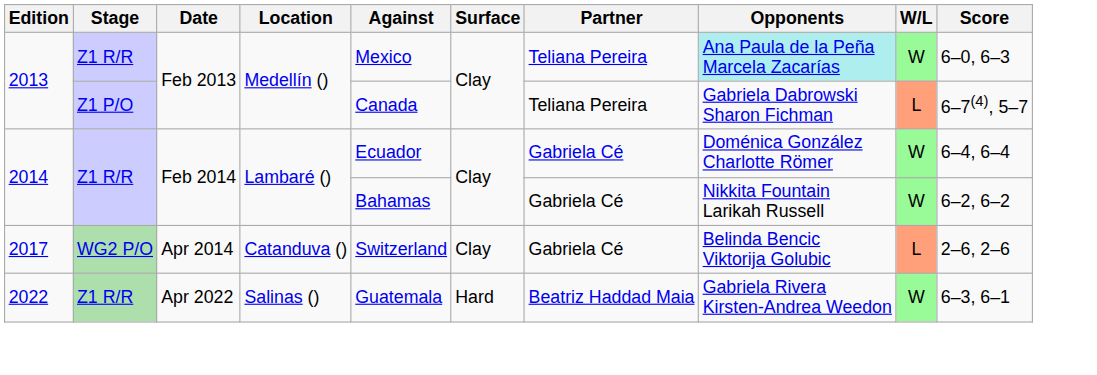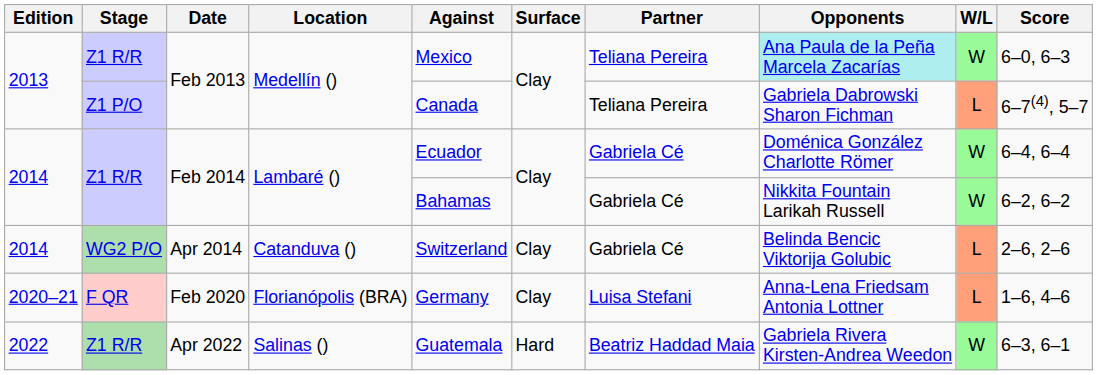(28, 249) 2017 -> (28, 249) 2014
+ row: (107, 297)
